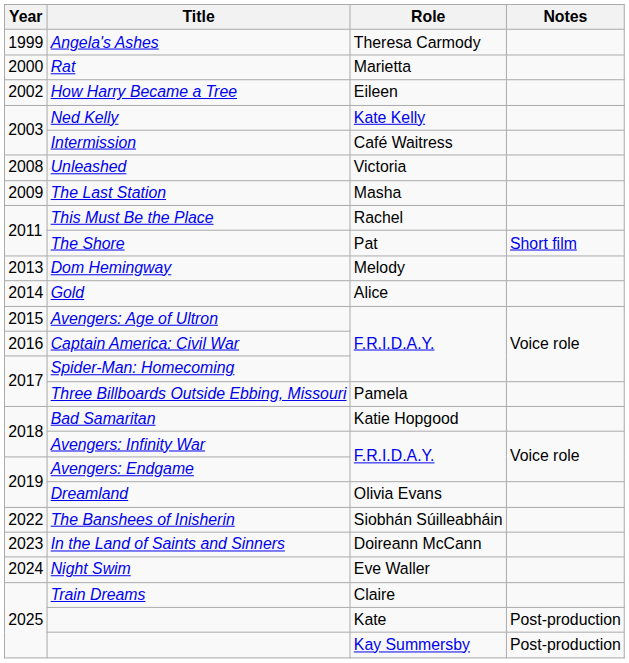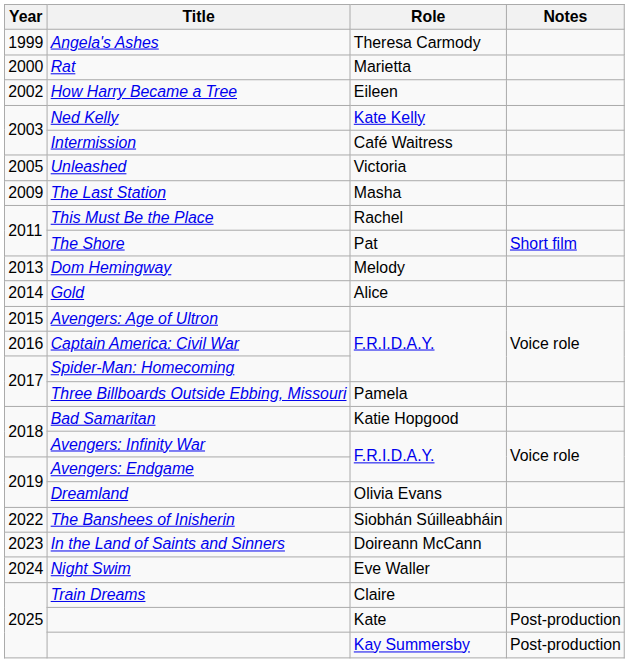(26, 167) 2008 -> (26, 167) 2005
